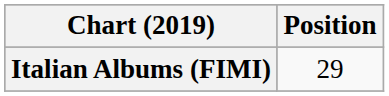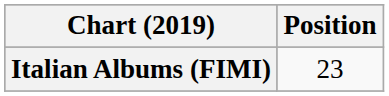(330, 68) 29 -> (330, 68) 23
